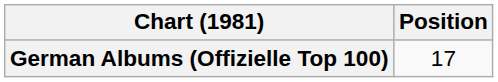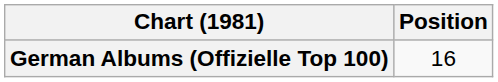(443, 58) 17 -> (443, 58) 16
